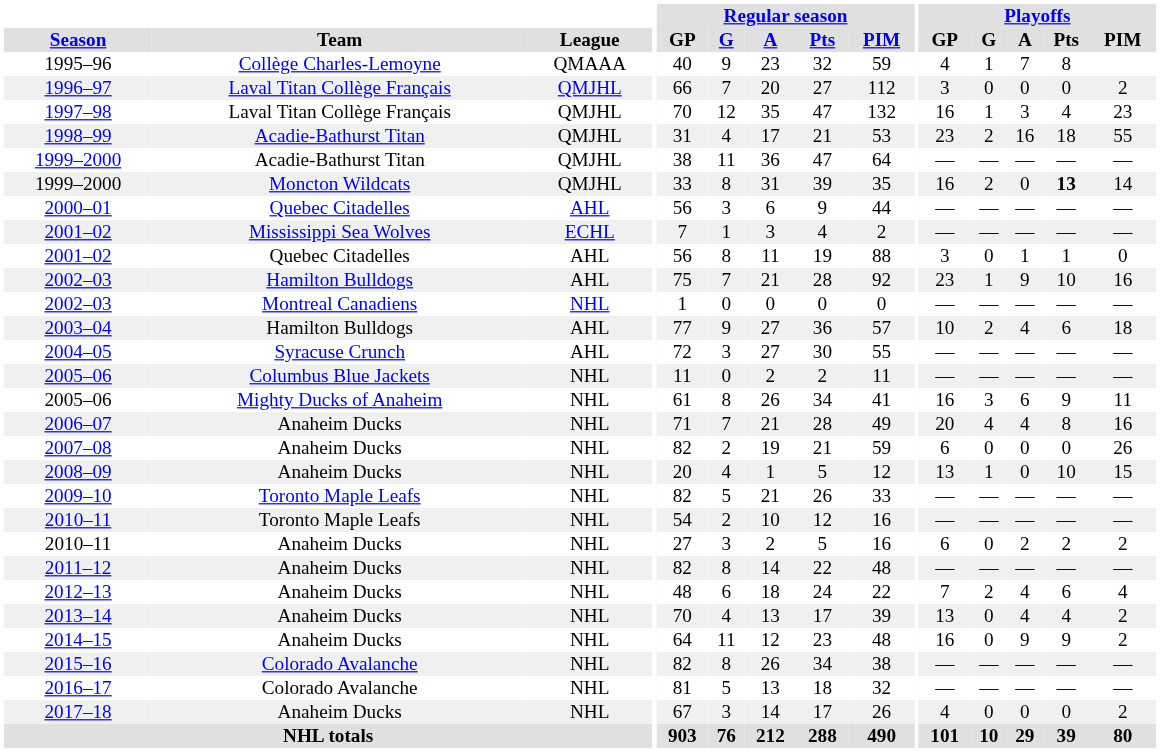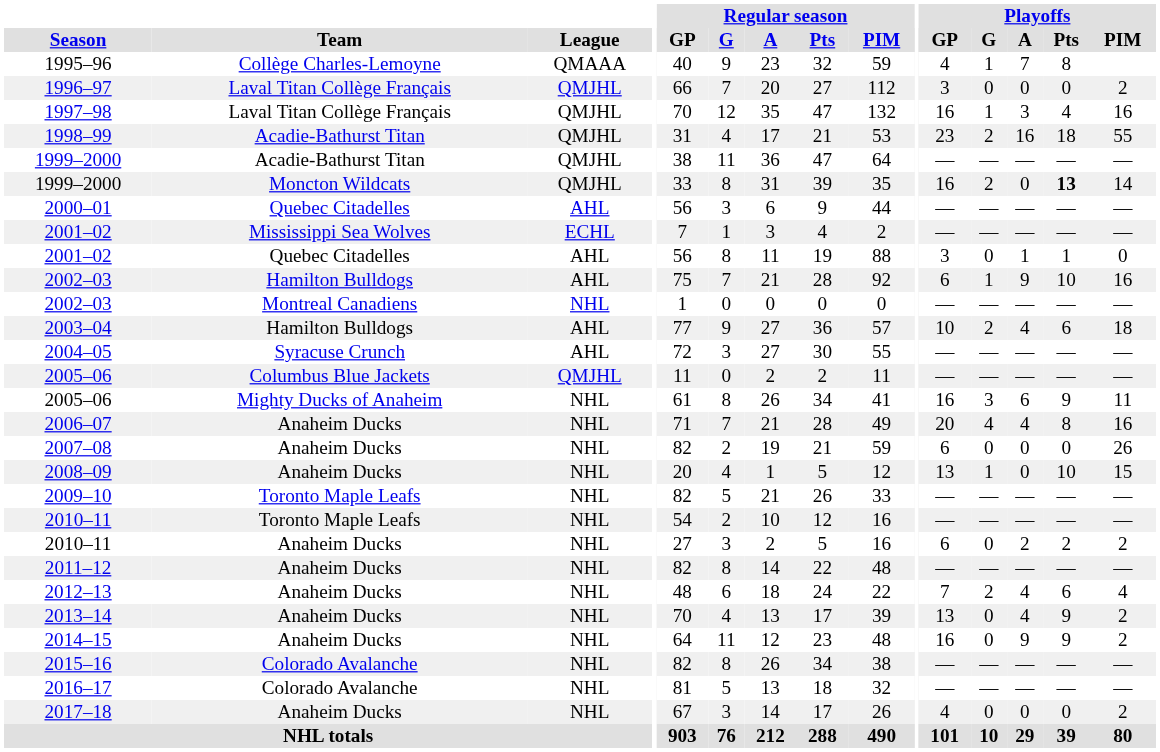(1123, 111) 23 -> (1123, 111) 16
(945, 279) 23 -> (945, 279) 6
(590, 375) NHL -> (590, 375) QMJHL
(1066, 615) 4 -> (1066, 615) 9
